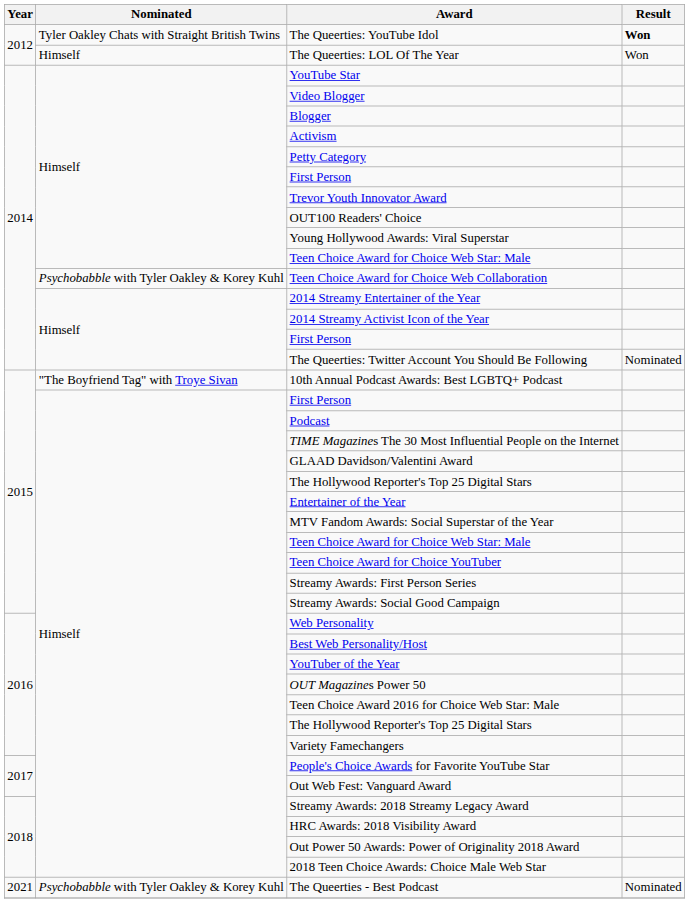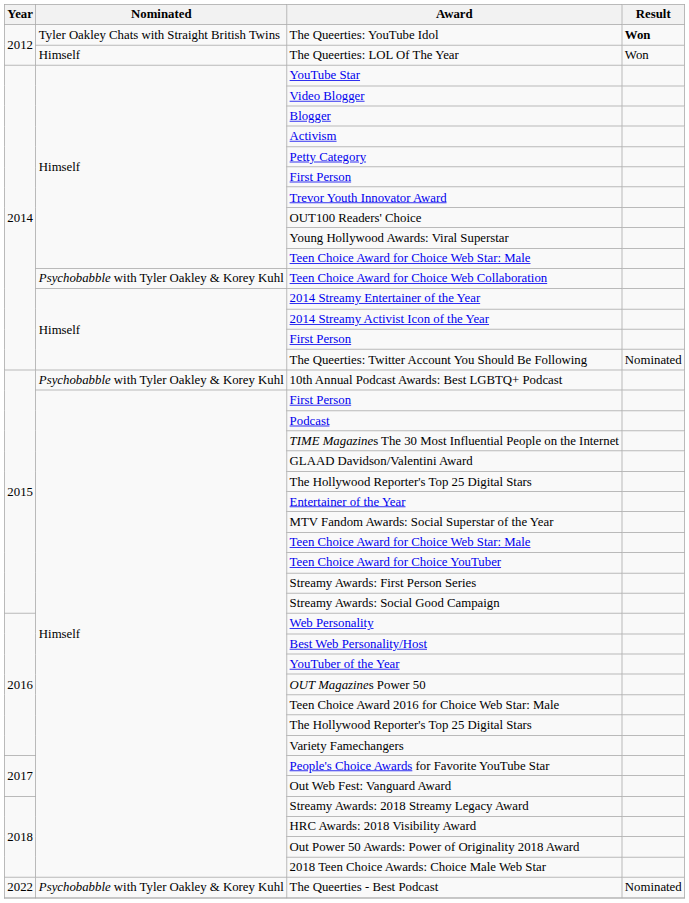(138, 380) "The Boyfriend Tag" with Troye Sivan -> (161, 380) Psychobabble with Tyler Oakley & Korey Kuhl
- row: (20, 887)
+ row: (20, 887)
